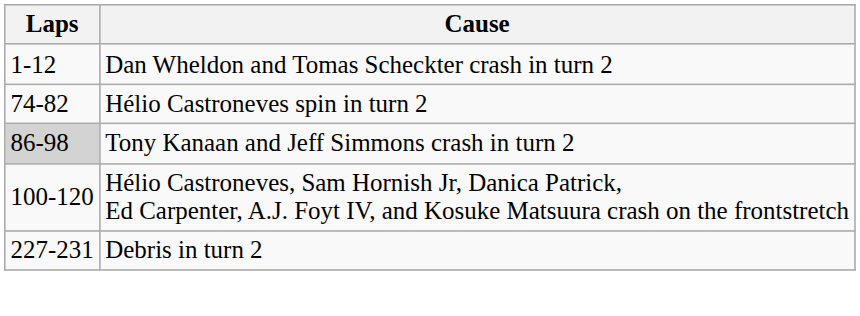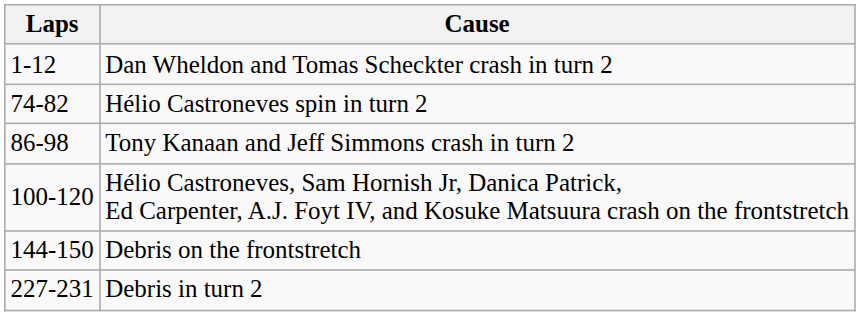(40, 143) lightgrey background -> (40, 143) no background
+ row: (233, 250)
